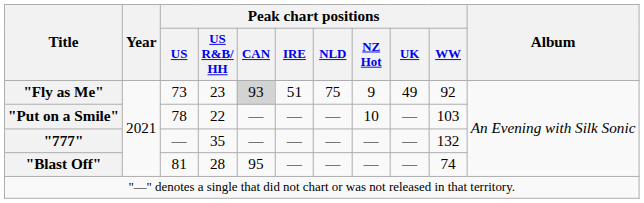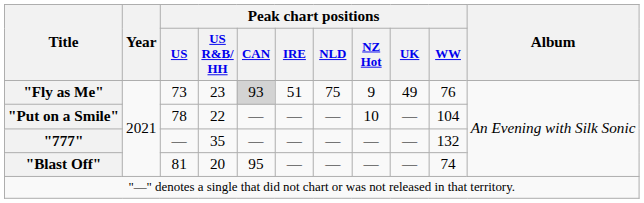(448, 92) 92 -> (448, 92) 76
(448, 116) 103 -> (448, 116) 104
(218, 164) 28 -> (218, 164) 20
